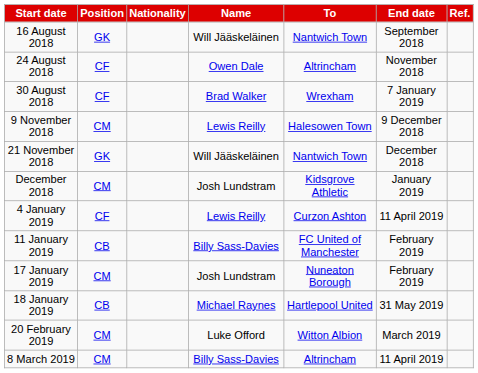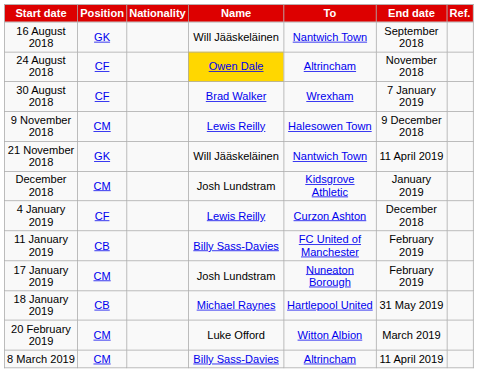(236, 67) no background -> (236, 67) gold background
(411, 157) December 2018 -> (411, 157) 11 April 2019
(411, 216) 11 April 2019 -> (411, 216) December 2018
